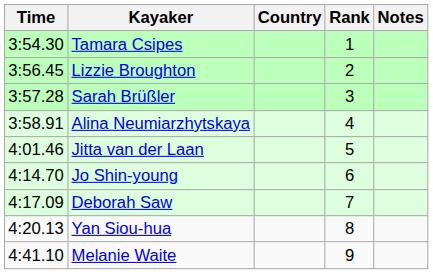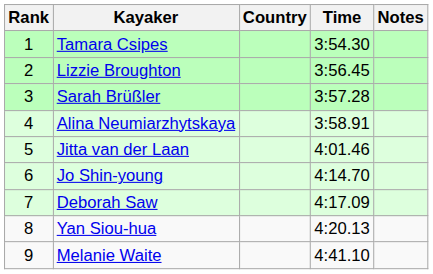columns swapped: (350, 17) <-> (36, 17)
